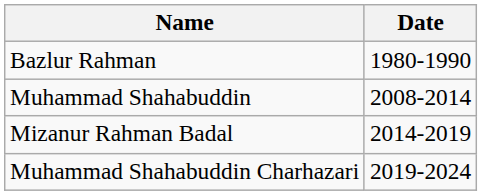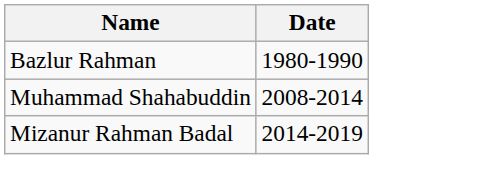- row: (185, 171)
